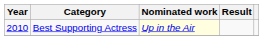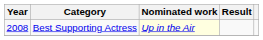(17, 27) 2010 -> (17, 27) 2008
